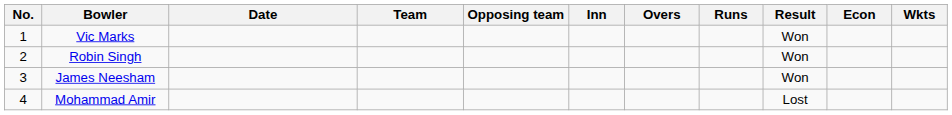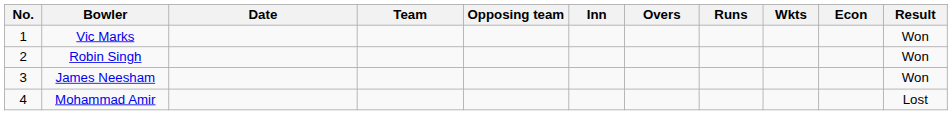columns swapped: (919, 15) <-> (795, 15)
